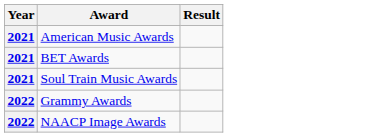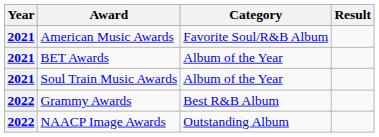+ column: (256, 15)
